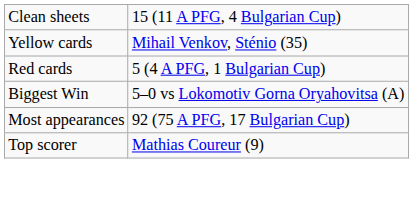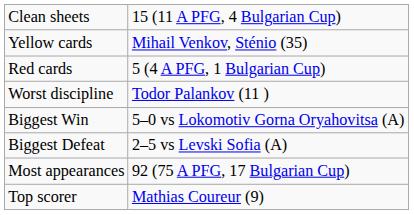+ row: (61, 94)
+ row: (56, 145)
